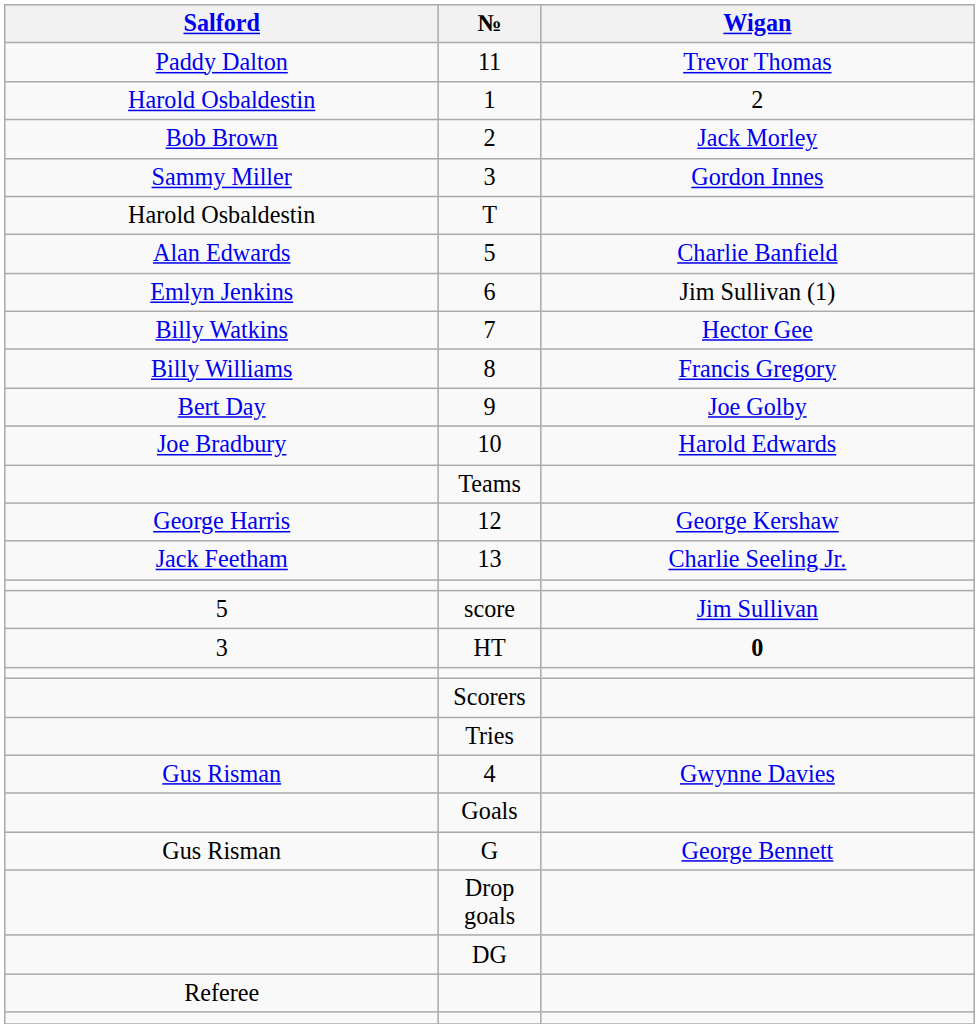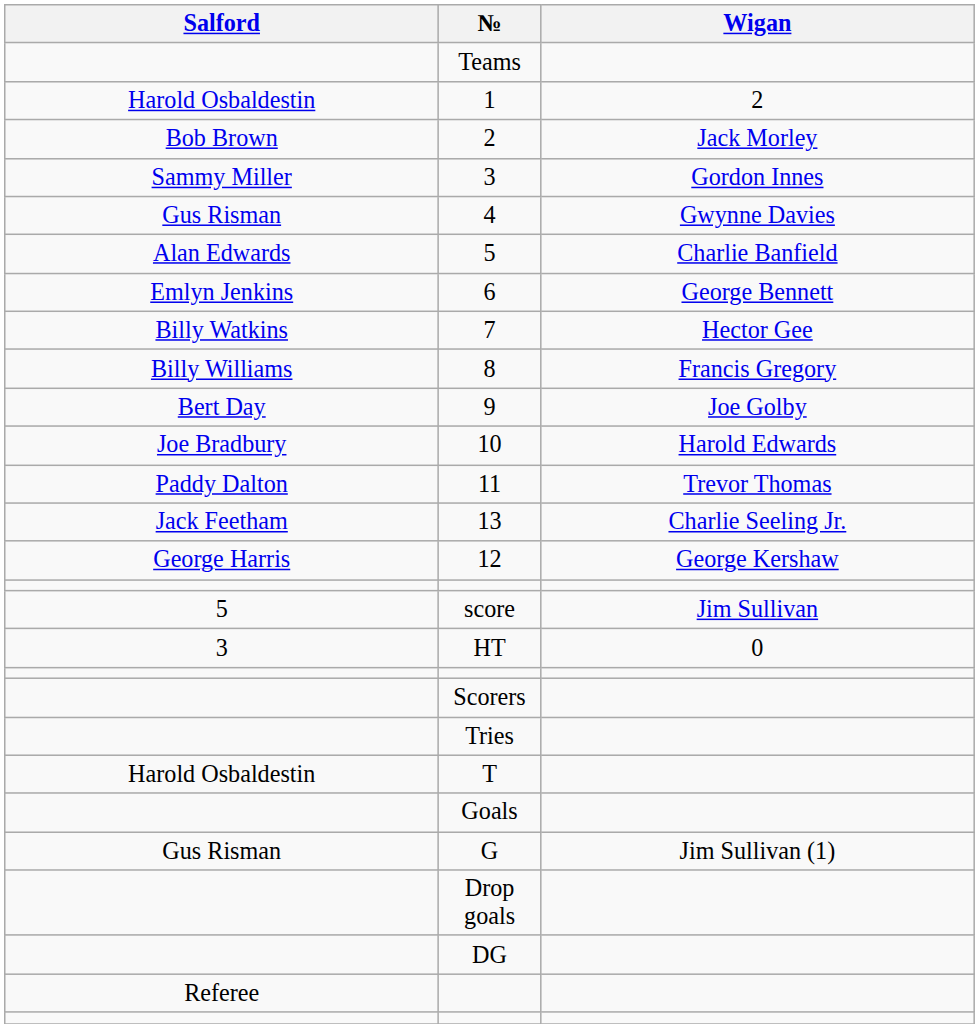rows swapped: (222, 484) <-> (222, 61)
rows swapped: (222, 773) <-> (222, 215)
(757, 291) Jim Sullivan (1) -> (757, 291) George Bennett
rows swapped: (222, 521) <-> (222, 560)
(757, 647) bold -> (757, 647) normal
(757, 850) George Bennett -> (757, 850) Jim Sullivan (1)
